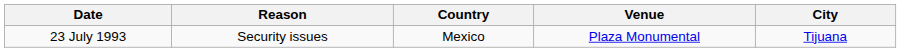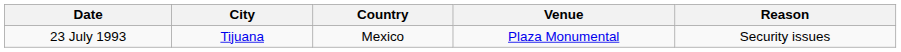columns swapped: (825, 15) <-> (283, 15)
